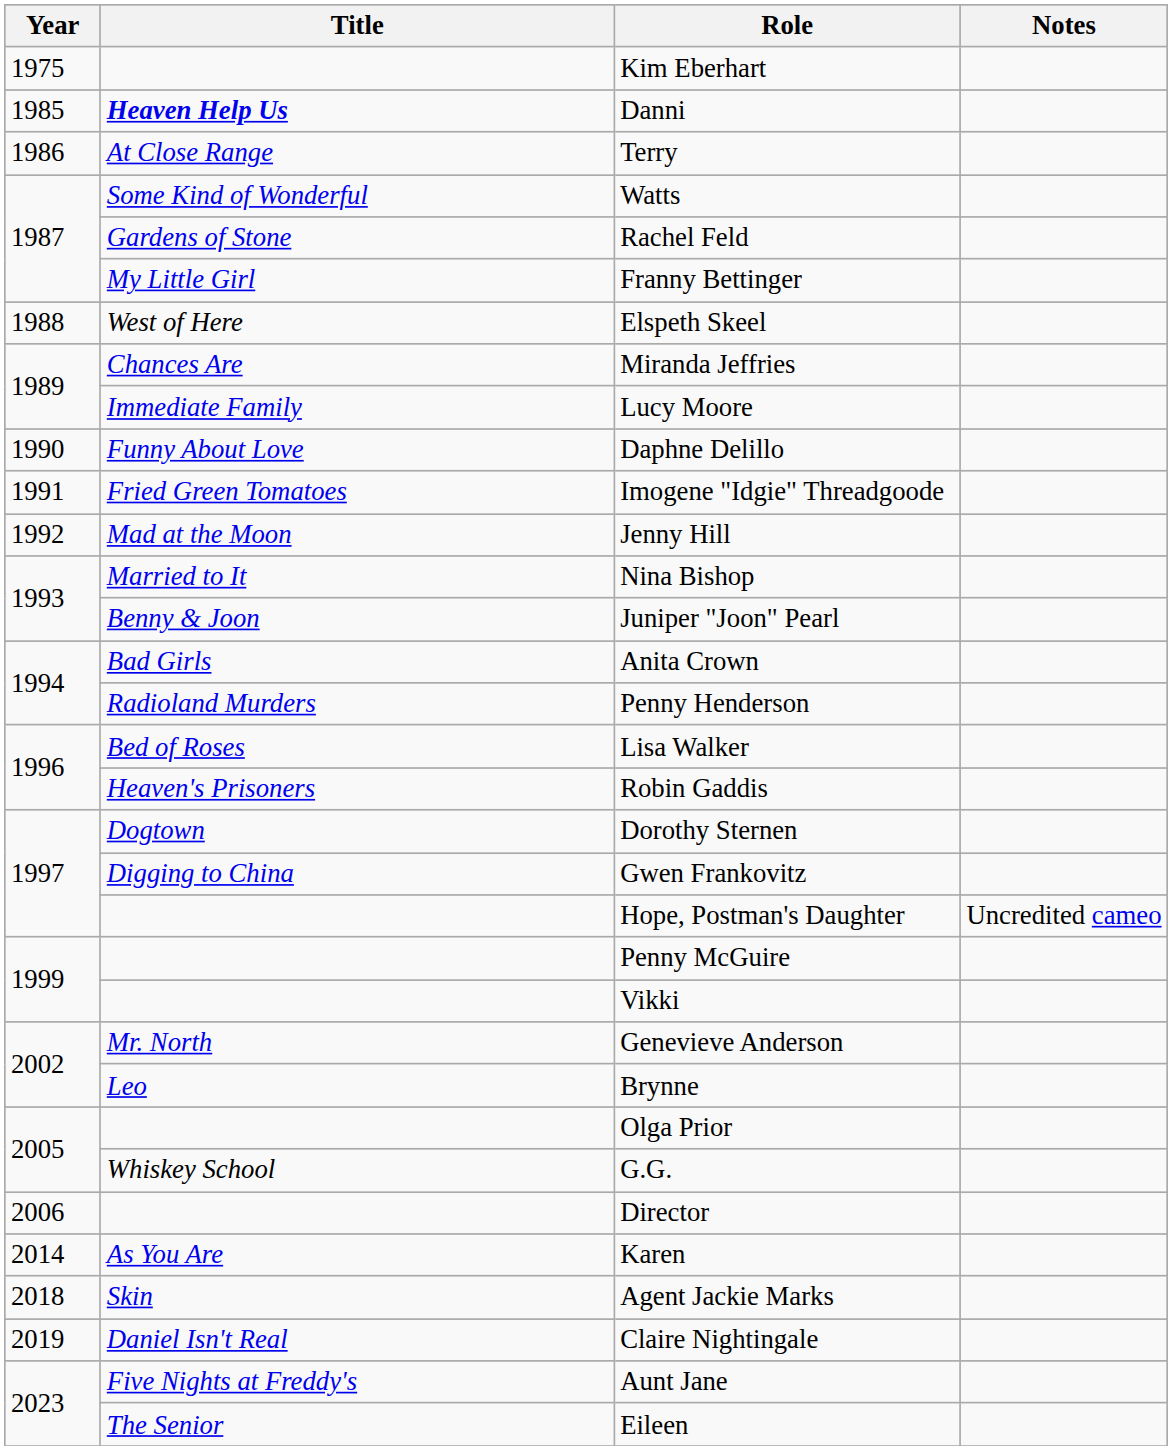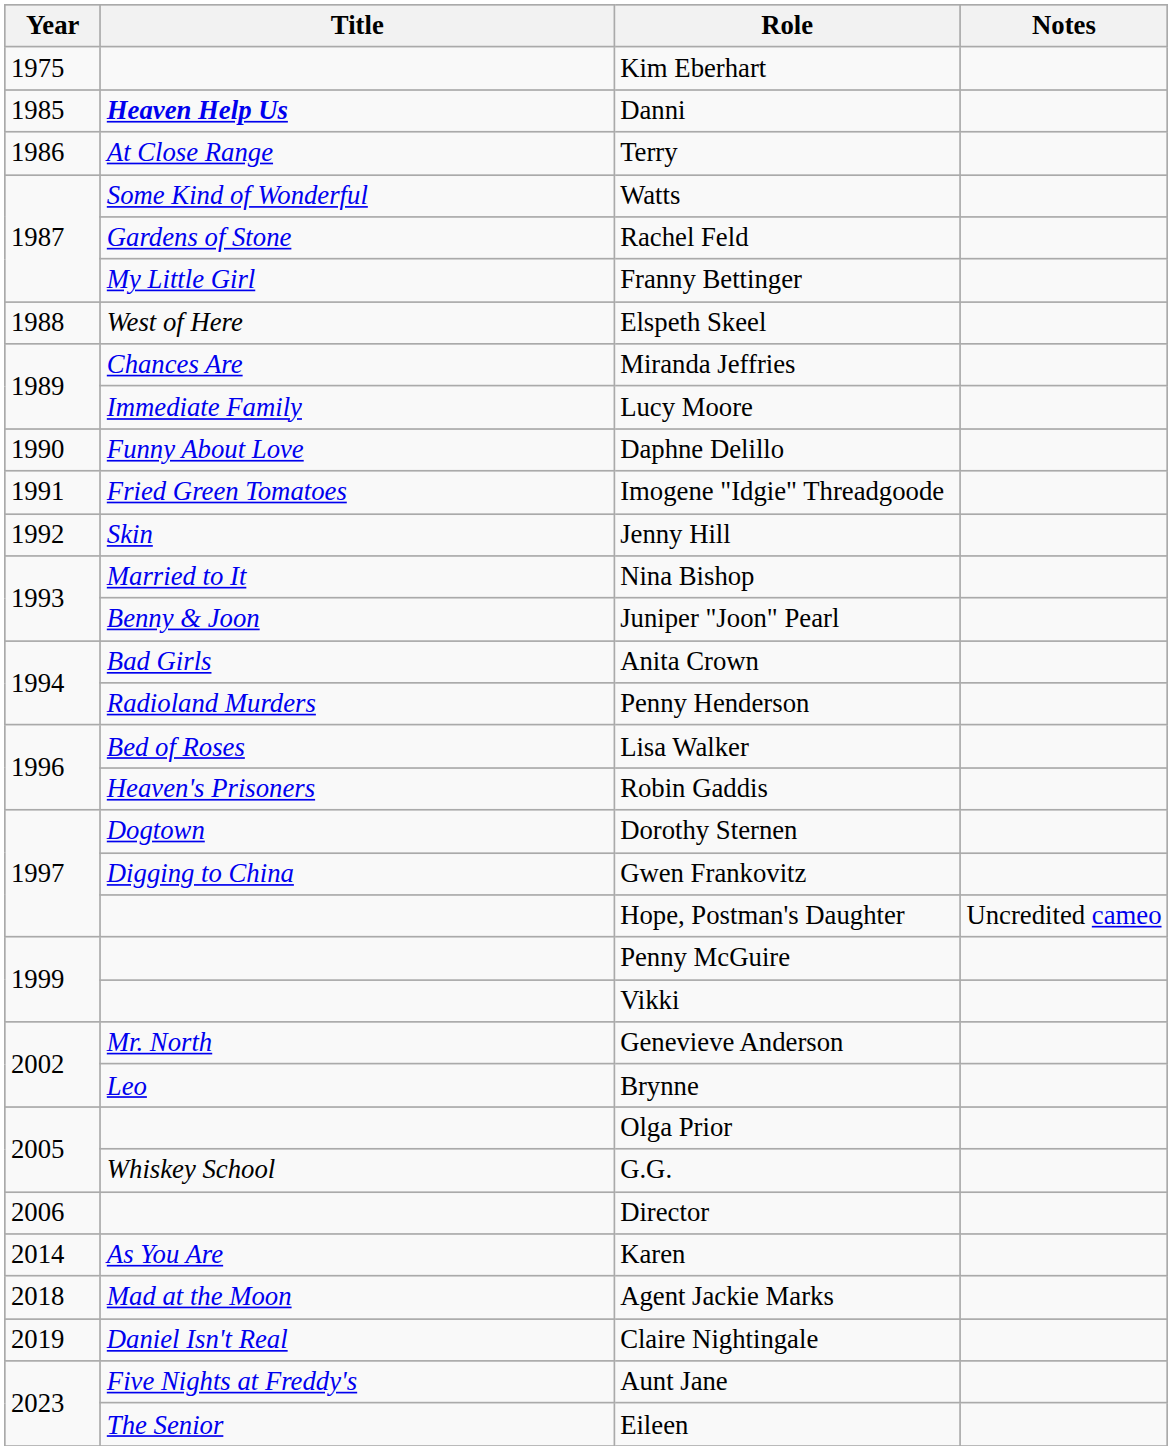(199, 534) Mad at the Moon -> (130, 534) Skin
(130, 1296) Skin -> (199, 1296) Mad at the Moon
